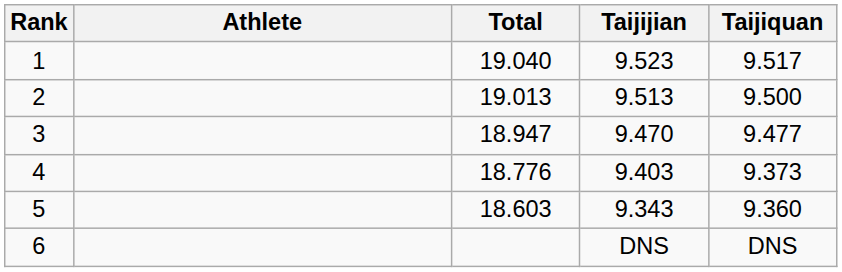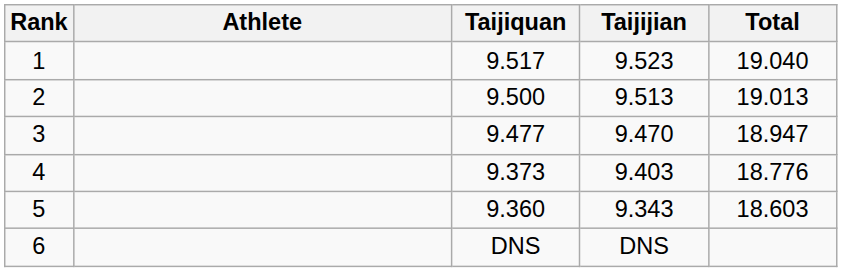columns swapped: (773, 23) <-> (516, 23)
